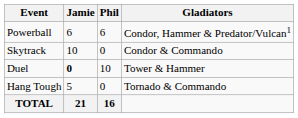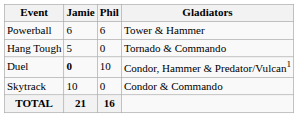(208, 32) Condor, Hammer & Predator/Vulcan1 -> (164, 30) Tower & Hammer
rows swapped: (27, 51) <-> (34, 86)
(164, 68) Tower & Hammer -> (208, 67) Condor, Hammer & Predator/Vulcan1
